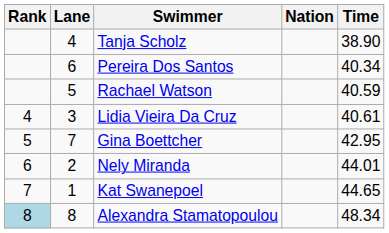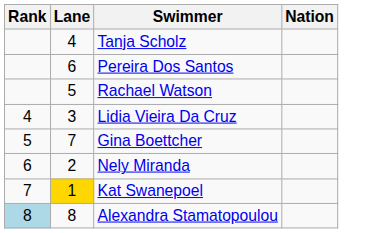- column: (361, 16)
(72, 191) no background -> (72, 191) gold background
